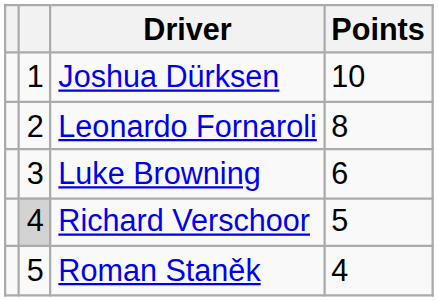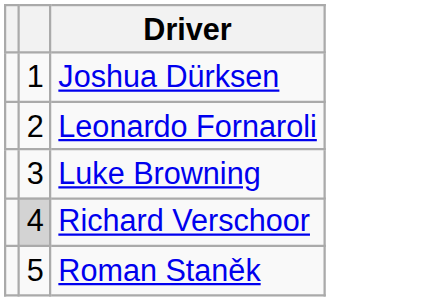- column: (378, 29)
